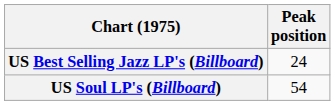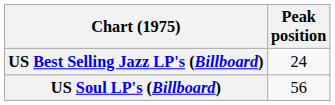(299, 87) 54 -> (299, 87) 56
